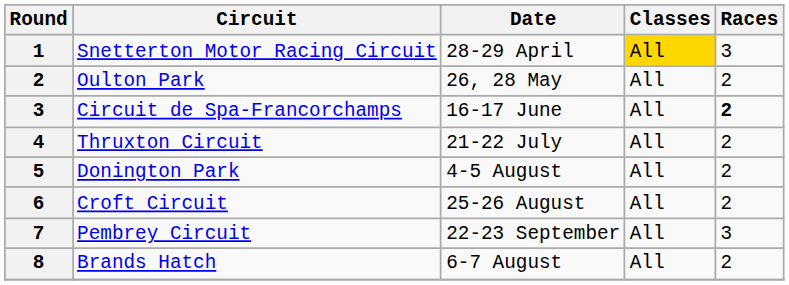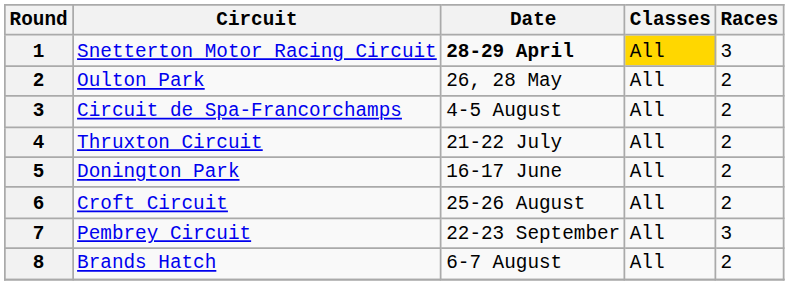(510, 51) normal -> (510, 51) bold
(504, 112) 16-17 June -> (504, 112) 4-5 August
(726, 112) bold -> (726, 112) normal
(504, 172) 4-5 August -> (504, 172) 16-17 June
